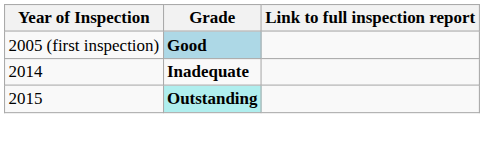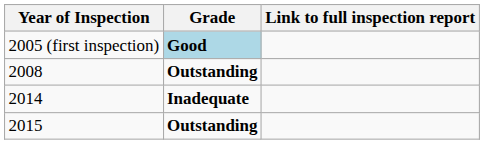+ row: (25, 71)
(212, 98) paleturquoise background -> (212, 125) no background
